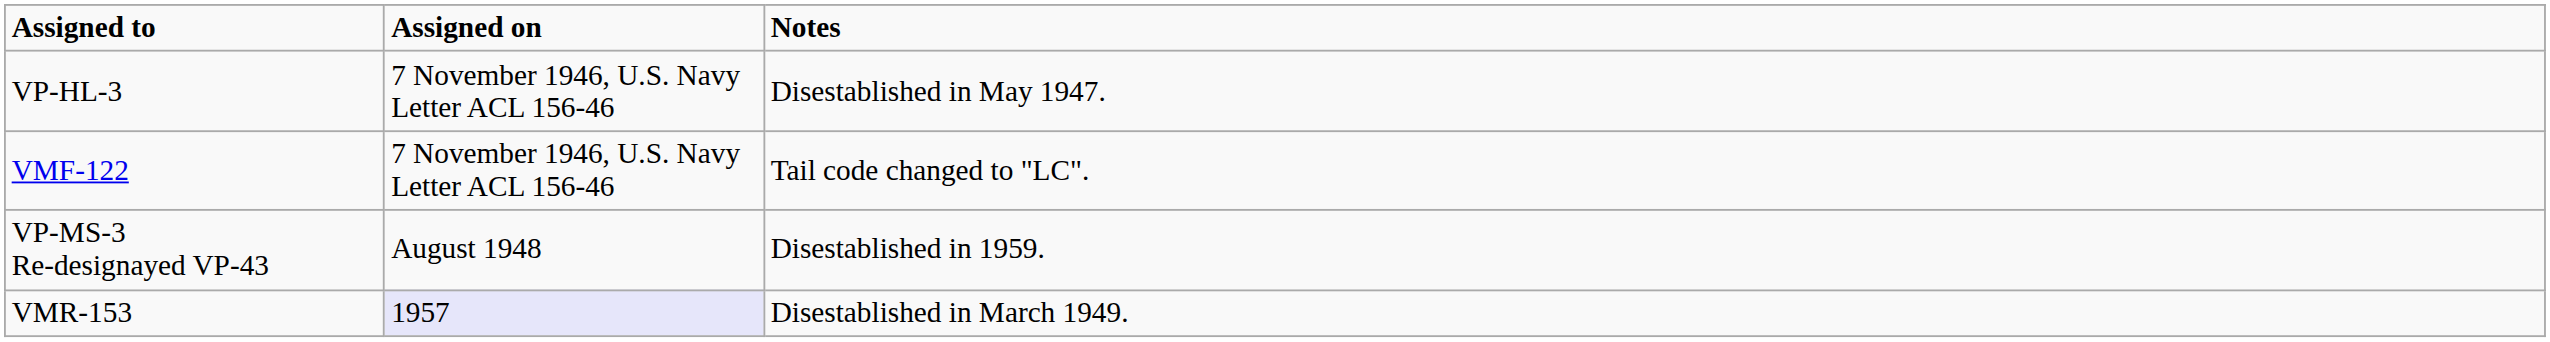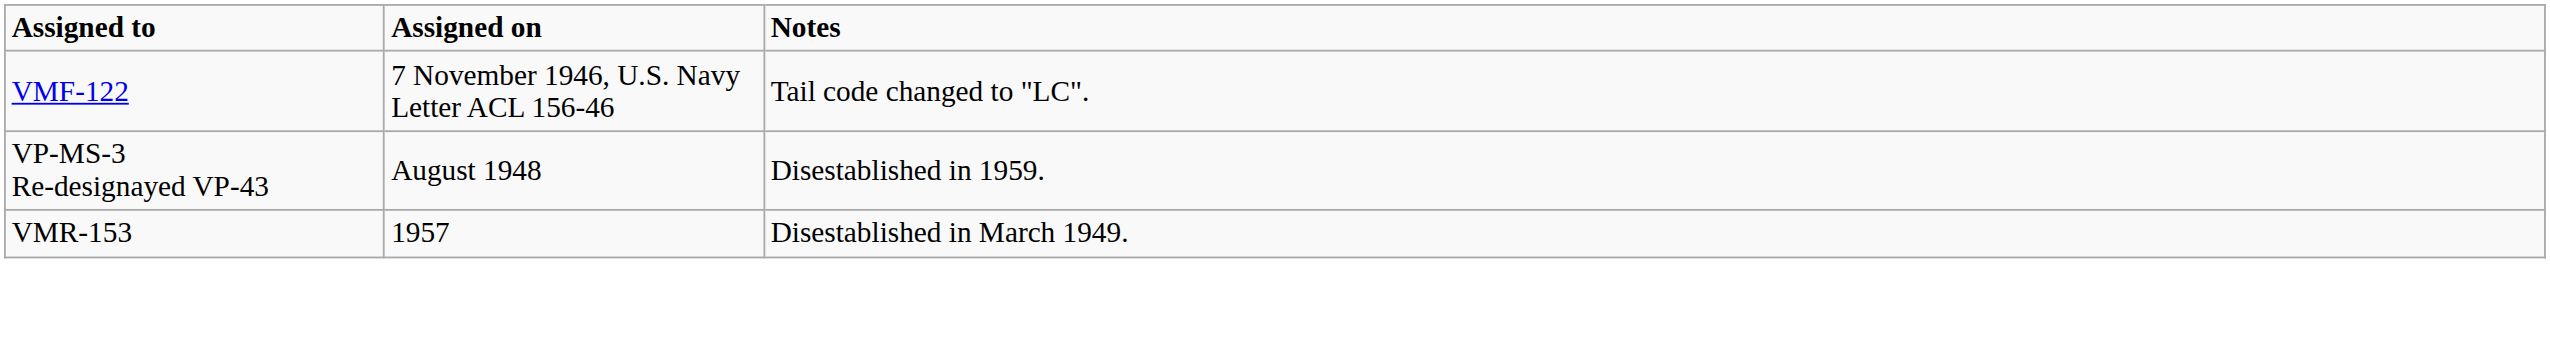- row: (67, 90)
(420, 312) lavender background -> (420, 232) no background
